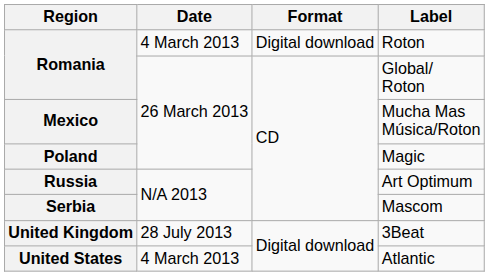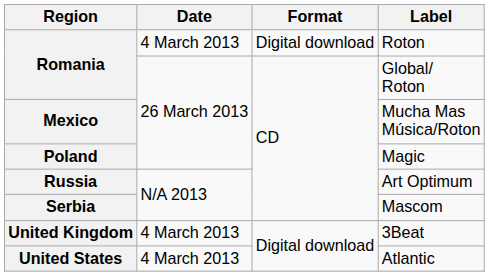(186, 233) 28 July 2013 -> (190, 233) 4 March 2013
